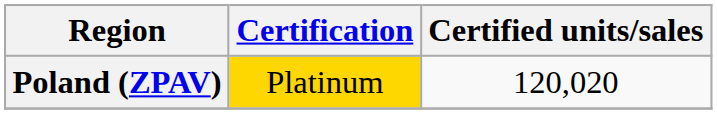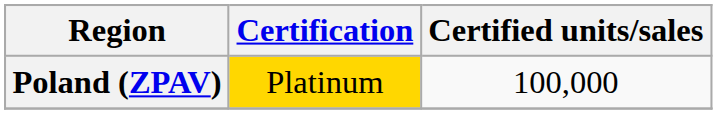(566, 81) 120,020 -> (566, 81) 100,000
